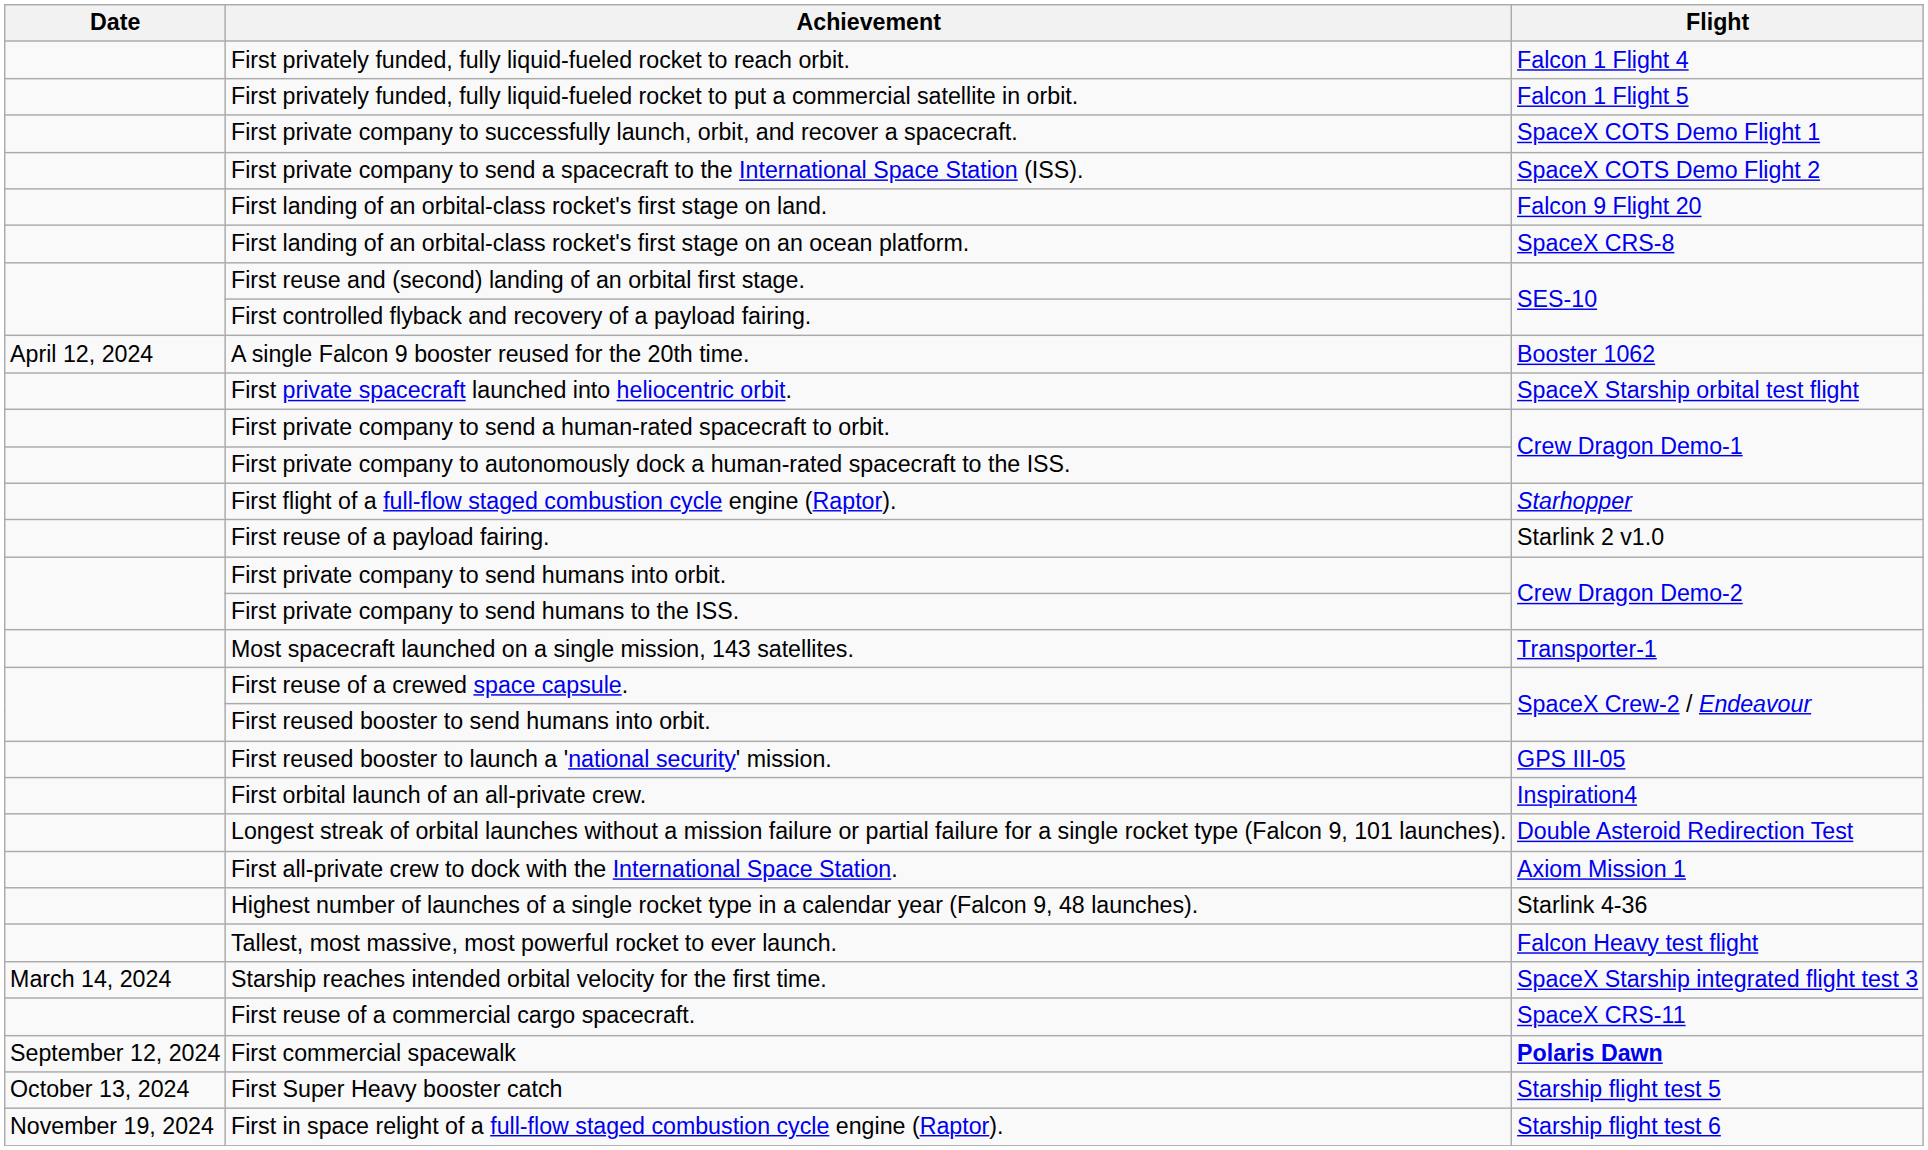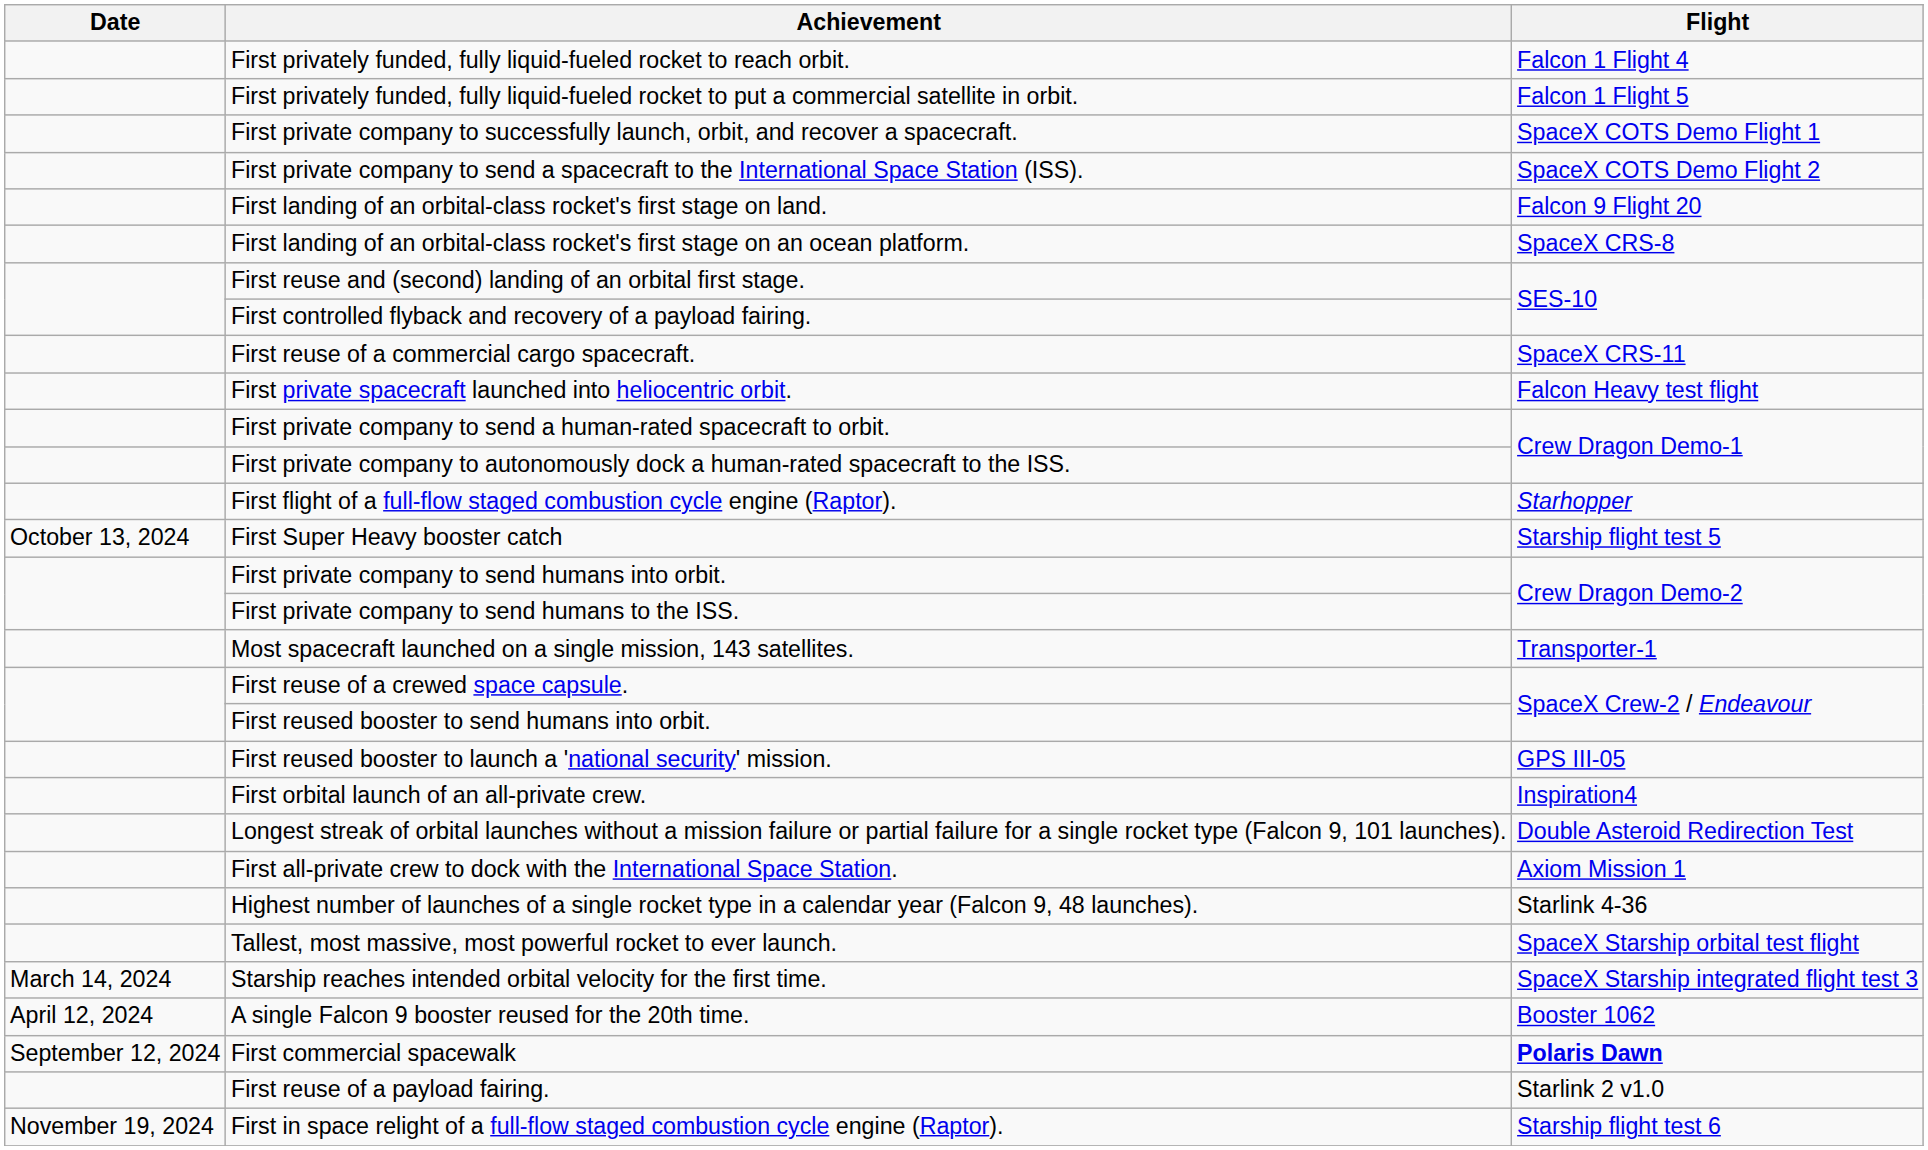rows swapped: (463, 1016) <-> (490, 354)
(1688, 390) SpaceX Starship orbital test flight -> (1638, 390) Falcon Heavy test flight
rows swapped: (390, 538) <-> (397, 1089)
(1638, 942) Falcon Heavy test flight -> (1688, 942) SpaceX Starship orbital test flight
